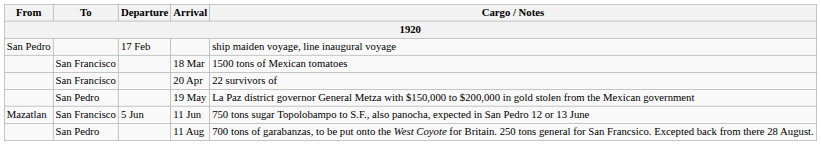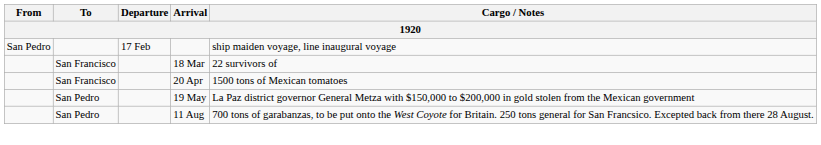(280, 64) 1500 tons of Mexican tomatoes -> (245, 64) 22 survivors of
(245, 81) 22 survivors of -> (280, 81) 1500 tons of Mexican tomatoes
- row: (187, 115)
